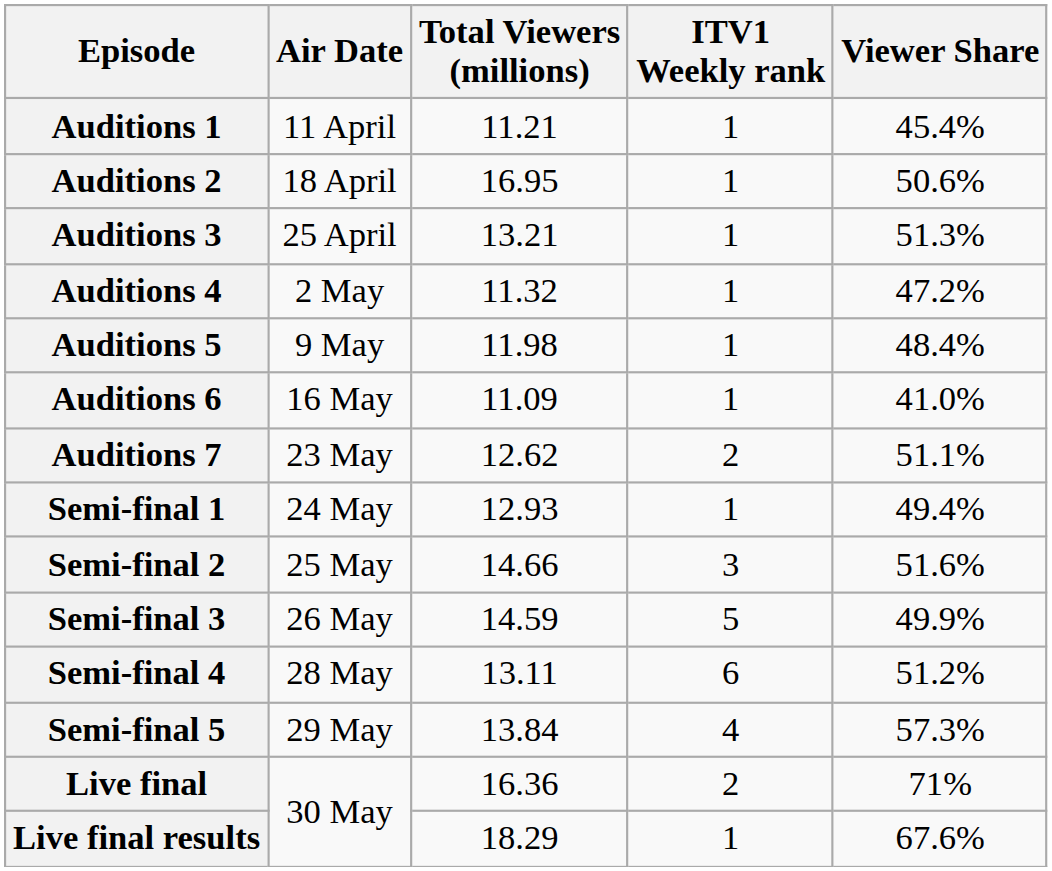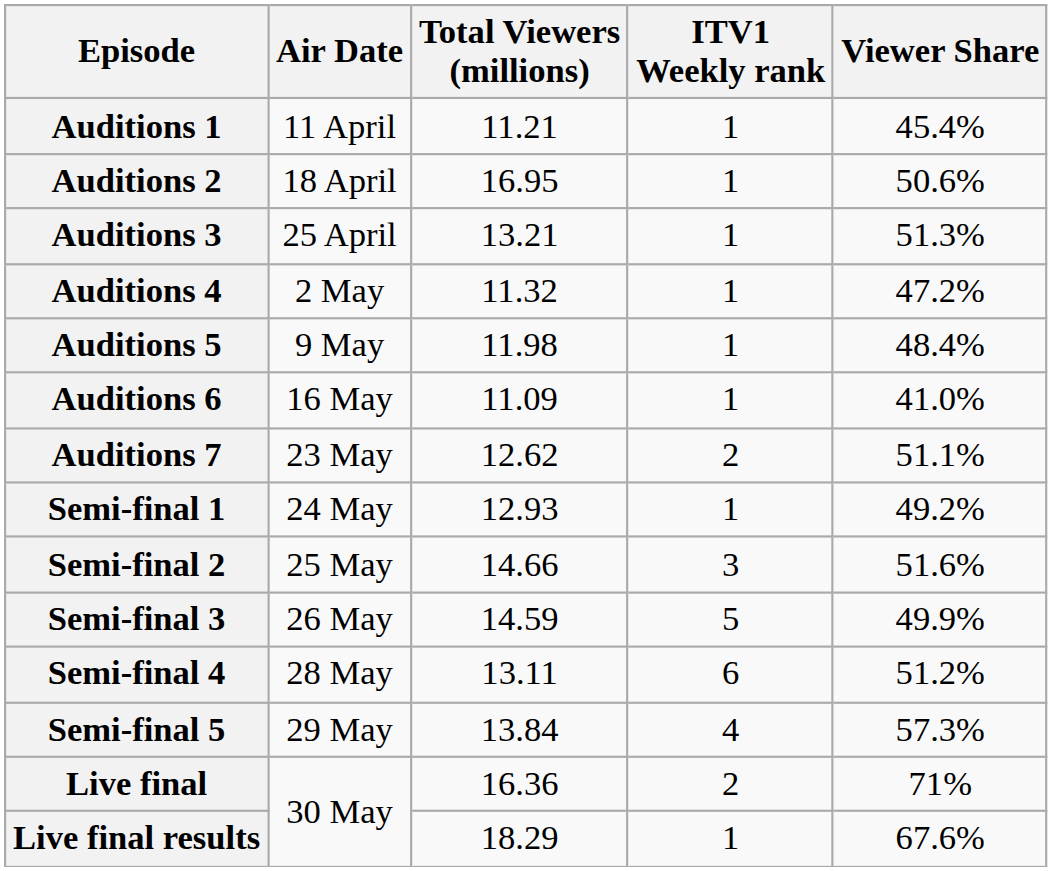(940, 509) 49.4% -> (940, 509) 49.2%
